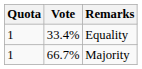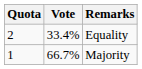(10, 34) 1 -> (10, 34) 2
